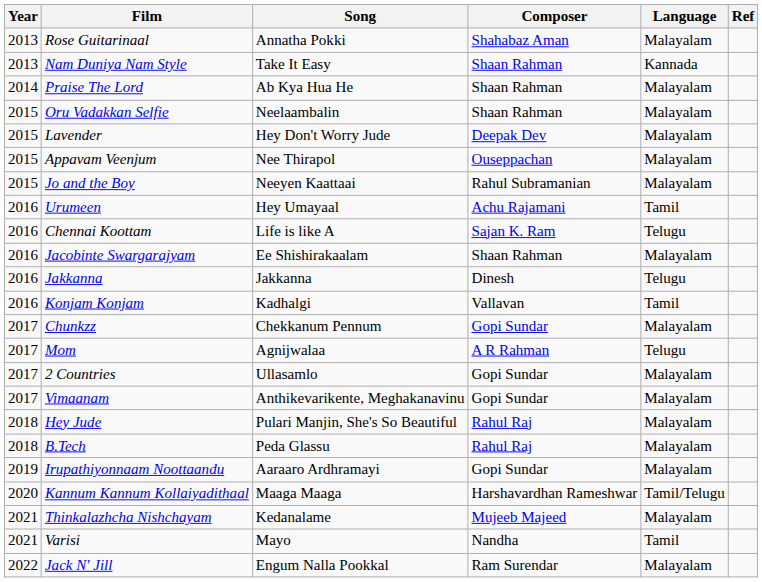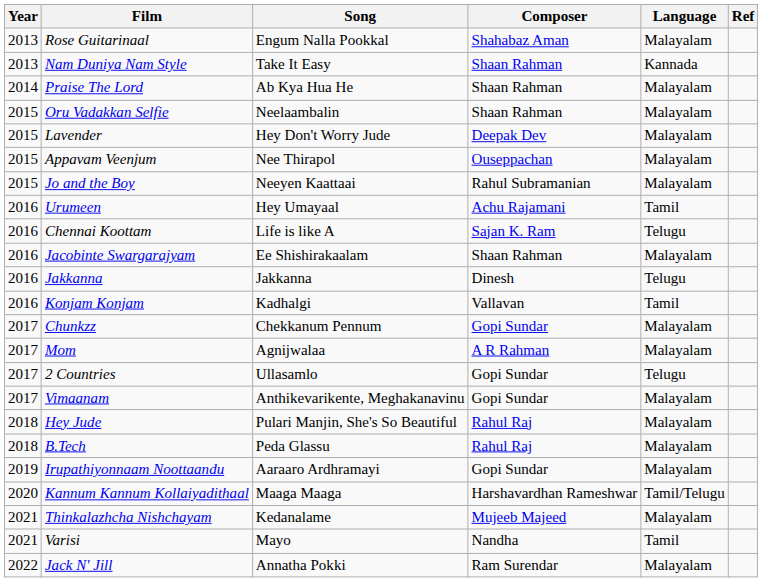(301, 40) Annatha Pokki -> (322, 40) Engum Nalla Pookkal
(665, 350) Telugu -> (678, 350) Malayalam
(678, 374) Malayalam -> (665, 374) Telugu
(322, 565) Engum Nalla Pookkal -> (301, 565) Annatha Pokki
